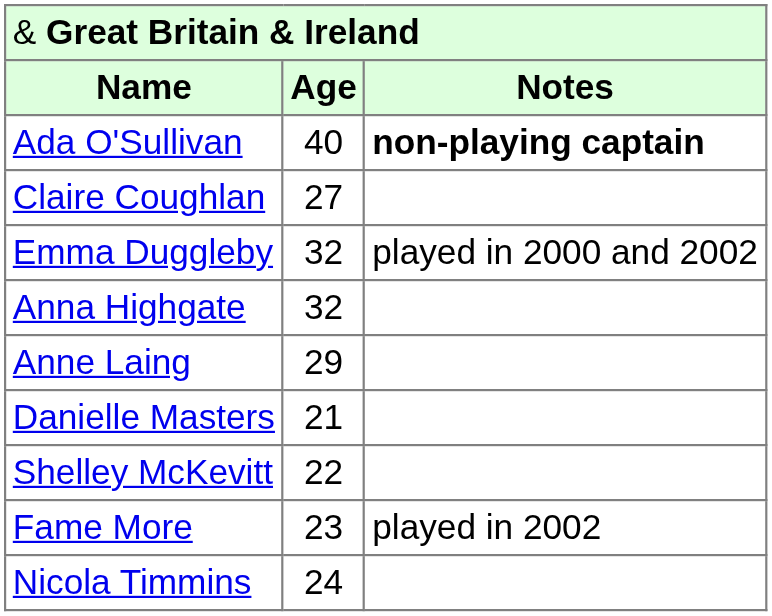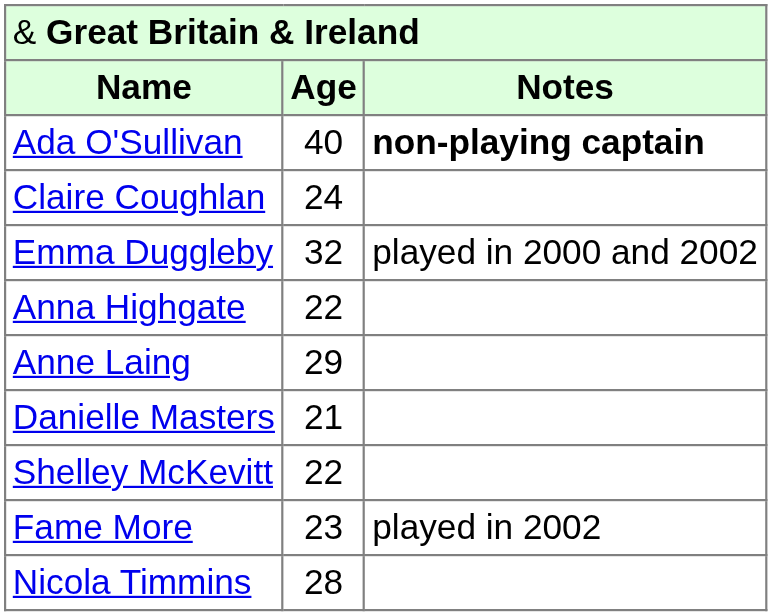(324, 197) 27 -> (324, 197) 24
(324, 307) 32 -> (324, 307) 22
(324, 582) 24 -> (324, 582) 28
